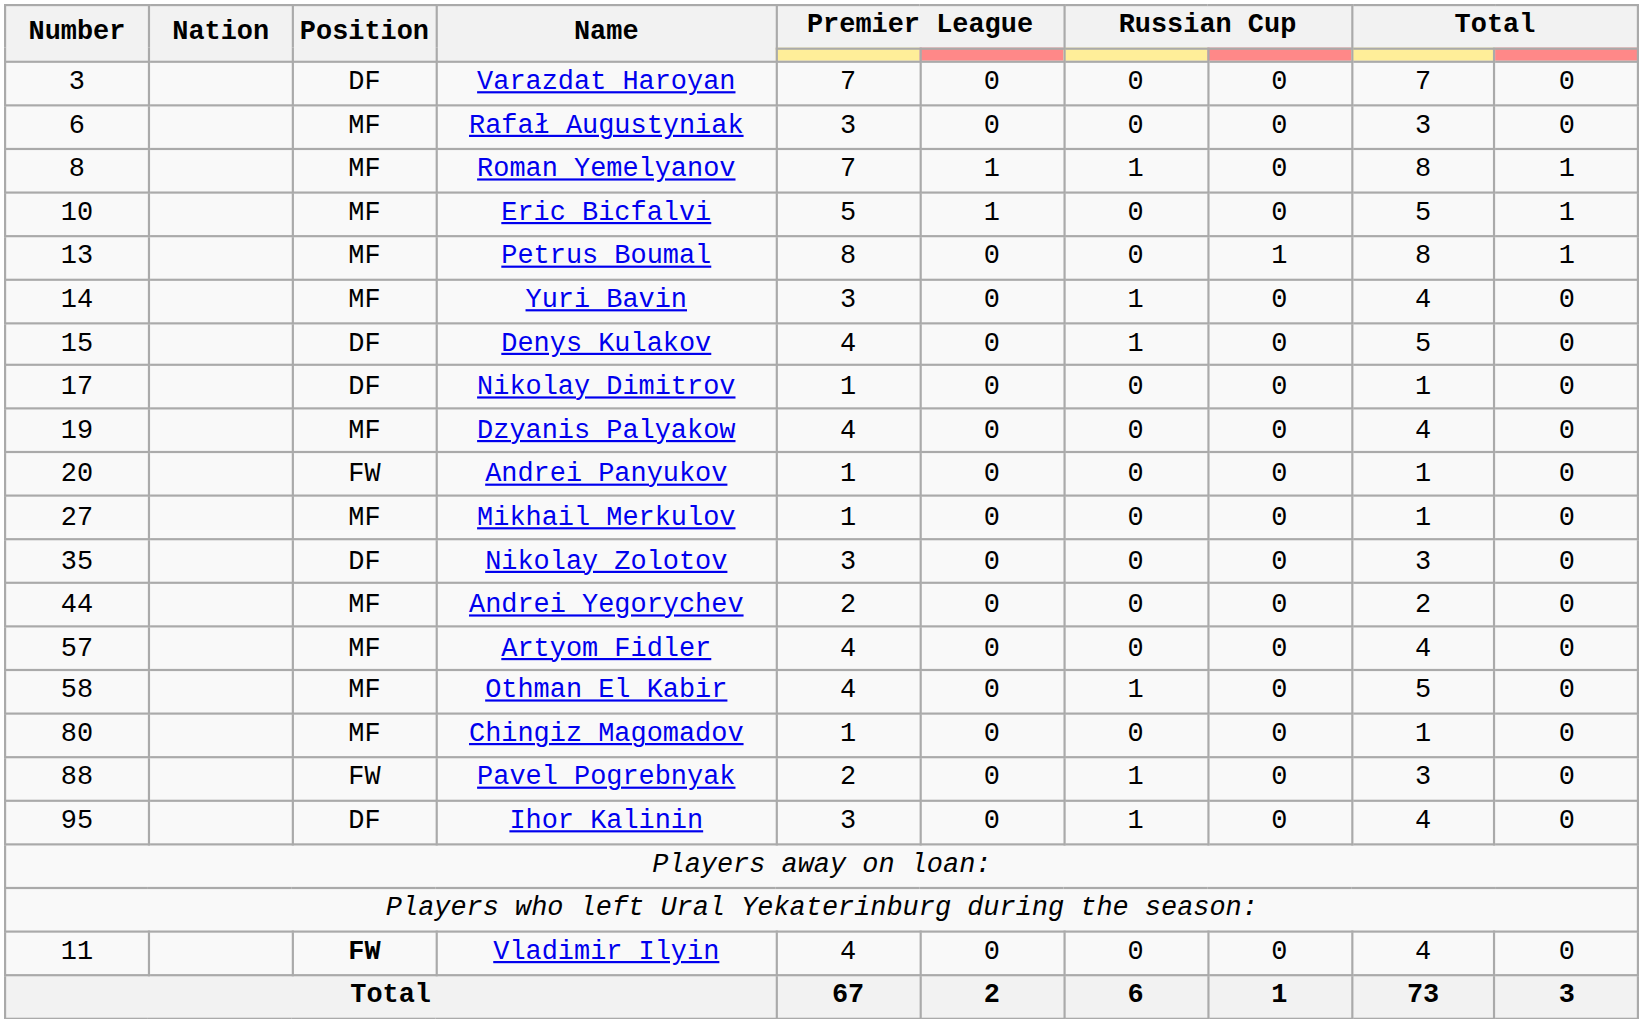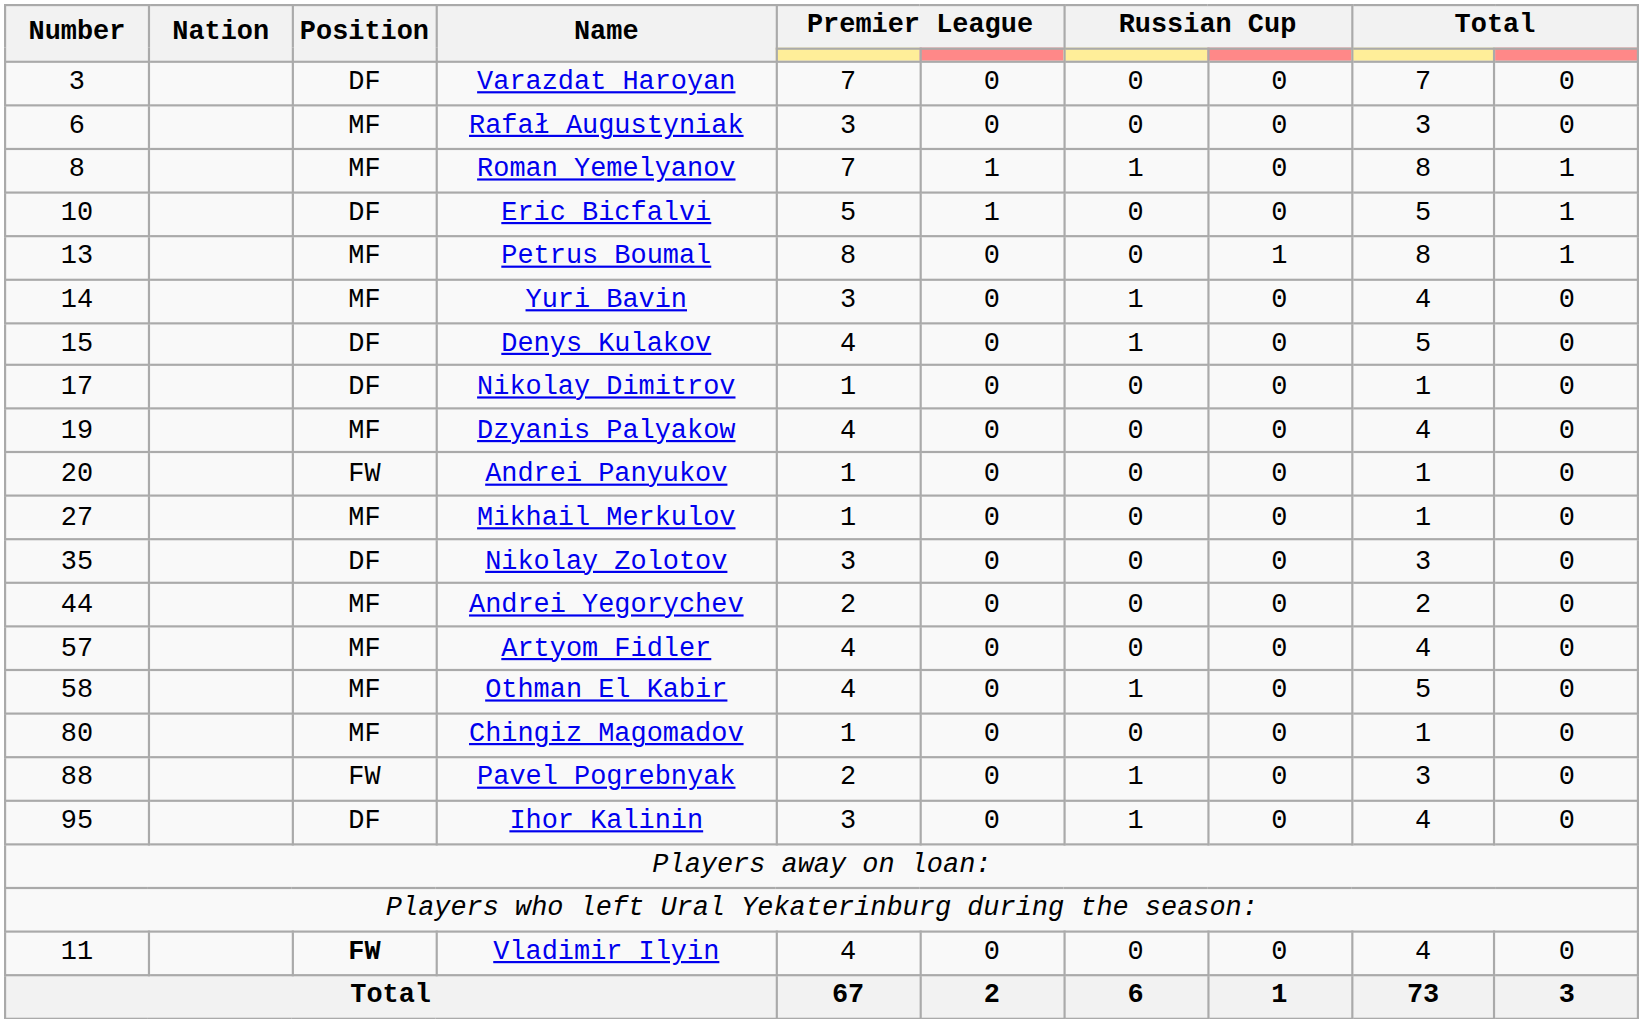(364, 214) MF -> (364, 214) DF
